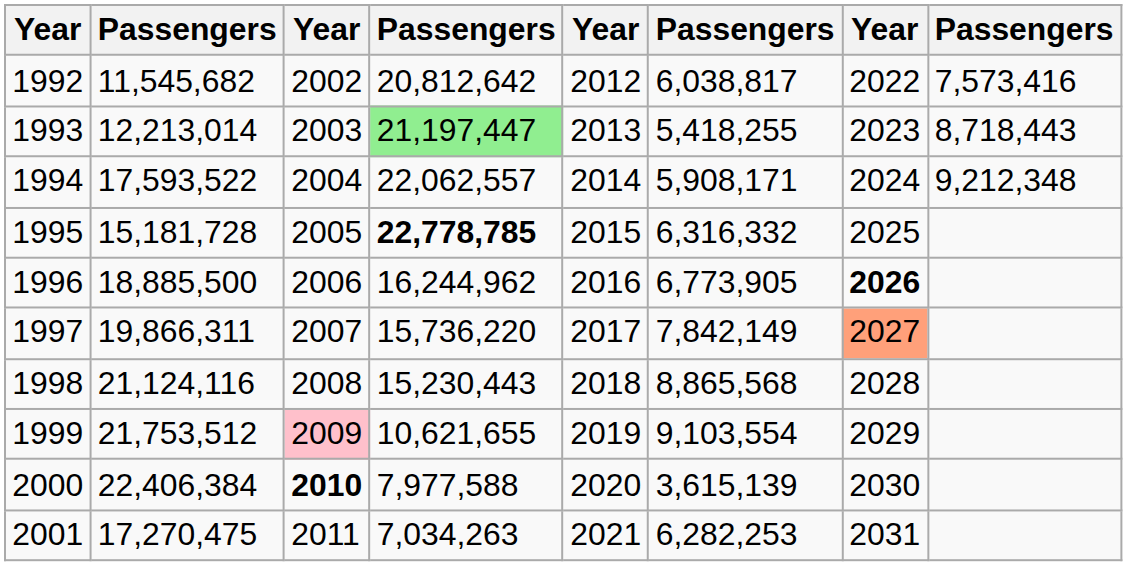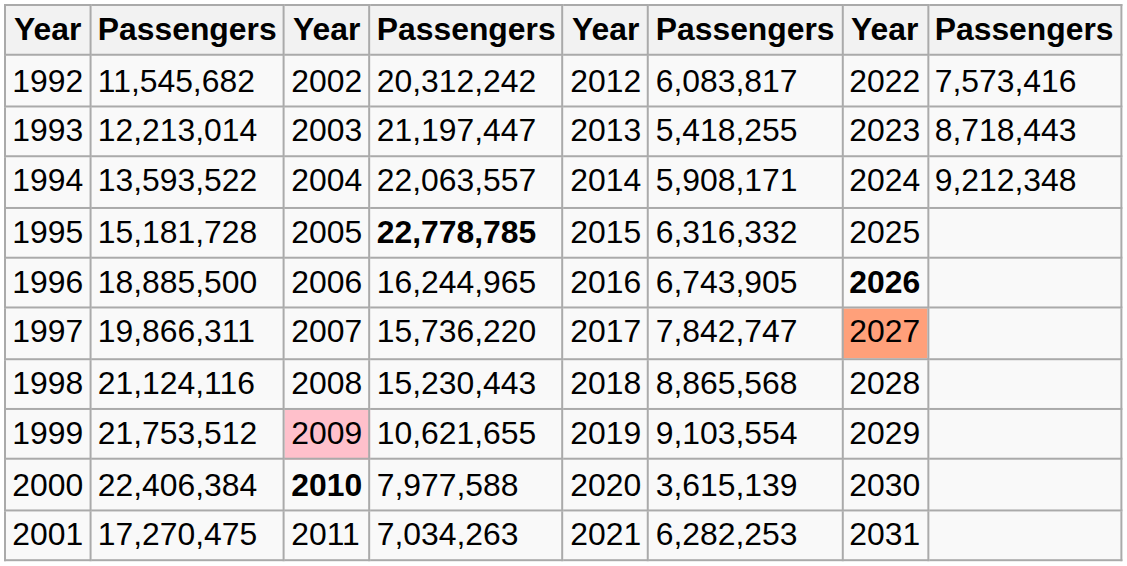(456, 80) 20,812,642 -> (456, 80) 20,312,242
(727, 80) 6,038,817 -> (727, 80) 6,083,817
(456, 130) lightgreen background -> (456, 130) no background
(178, 181) 17,593,522 -> (178, 181) 13,593,522
(456, 181) 22,062,557 -> (456, 181) 22,063,557
(456, 282) 16,244,962 -> (456, 282) 16,244,965
(727, 282) 6,773,905 -> (727, 282) 6,743,905
(727, 332) 7,842,149 -> (727, 332) 7,842,747
